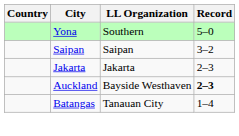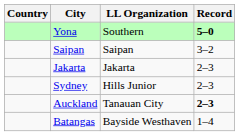(205, 31) normal -> (205, 31) bold
+ row: (70, 85)
(147, 85) Bayside Westhaven -> (133, 103) Tanauan City
(133, 103) Tanauan City -> (147, 121) Bayside Westhaven
